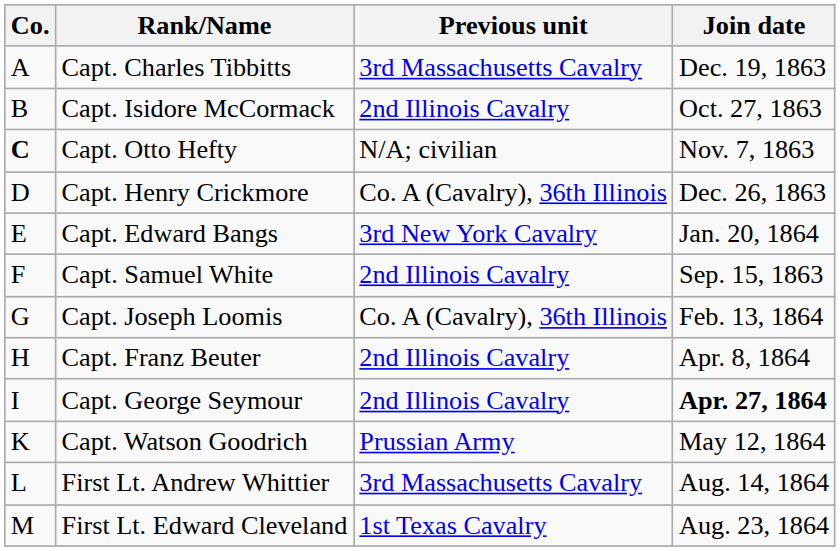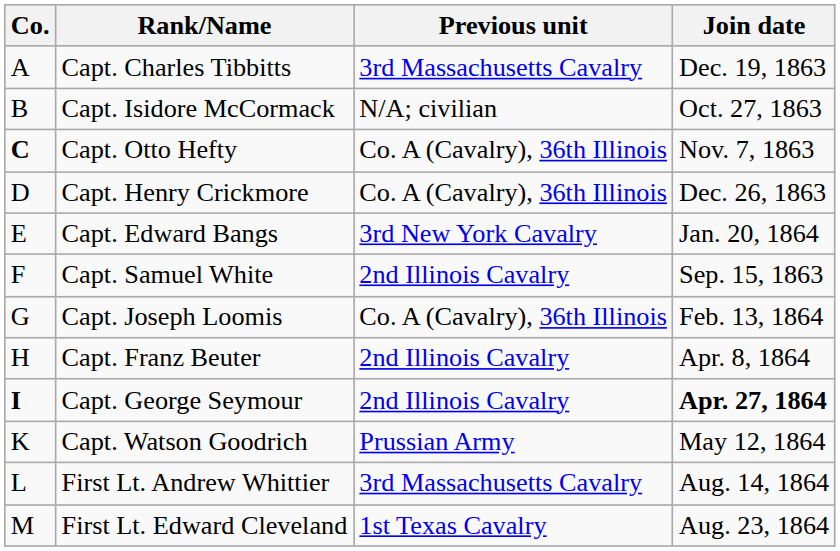(464, 108) 2nd Illinois Cavalry -> (428, 108) N/A; civilian
(428, 150) N/A; civilian -> (513, 150) Co. A (Cavalry), 36th Illinois
(15, 399) normal -> (16, 399) bold
